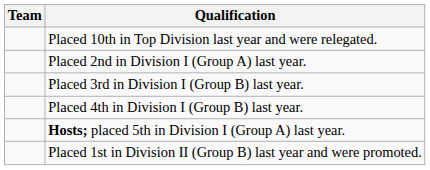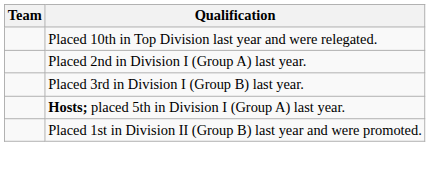- row: (176, 107)
